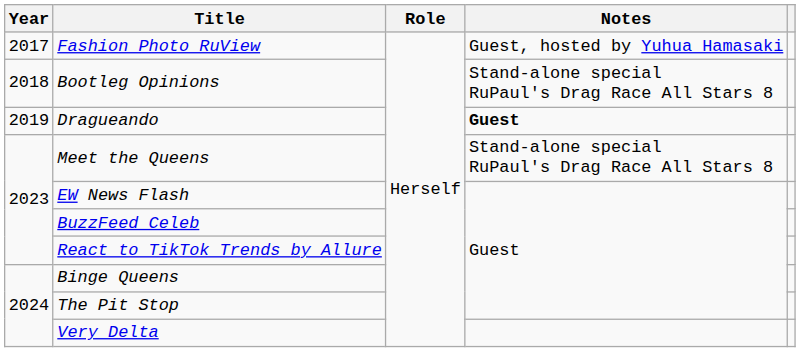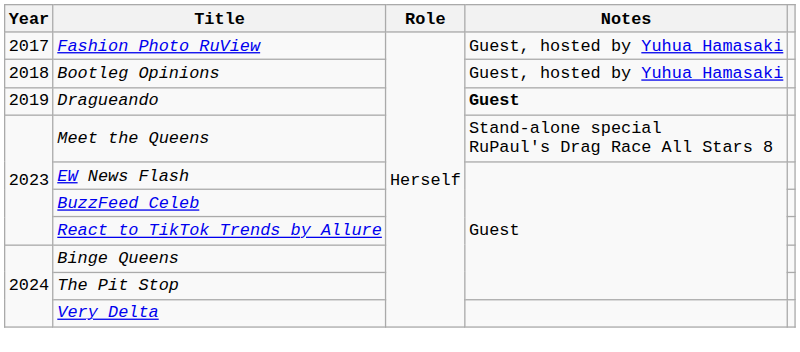(621, 83) Stand-alone special RuPaul's Drag Race All Stars 8 -> (626, 74) Guest, hosted by Yuhua Hamasaki
